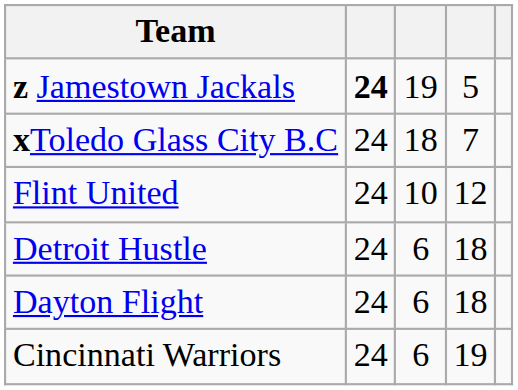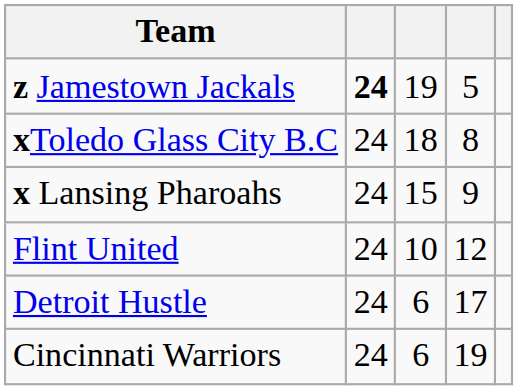(470, 139) 7 -> (470, 139) 8
+ row: (147, 193)
(470, 247) 18 -> (470, 301) 17
- row: (108, 301)
